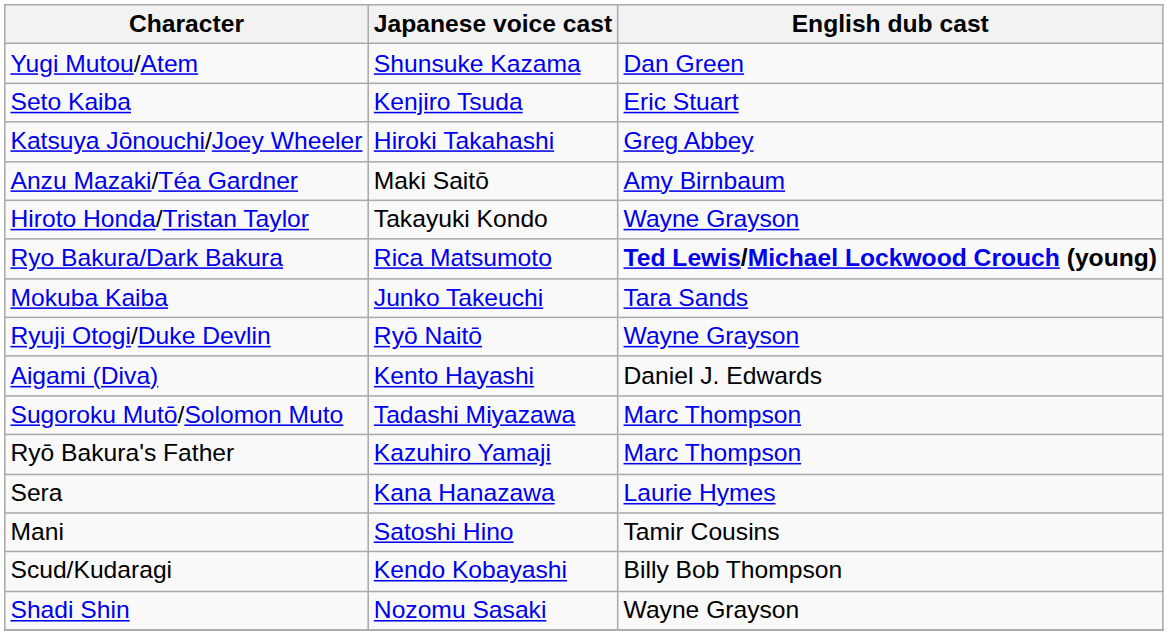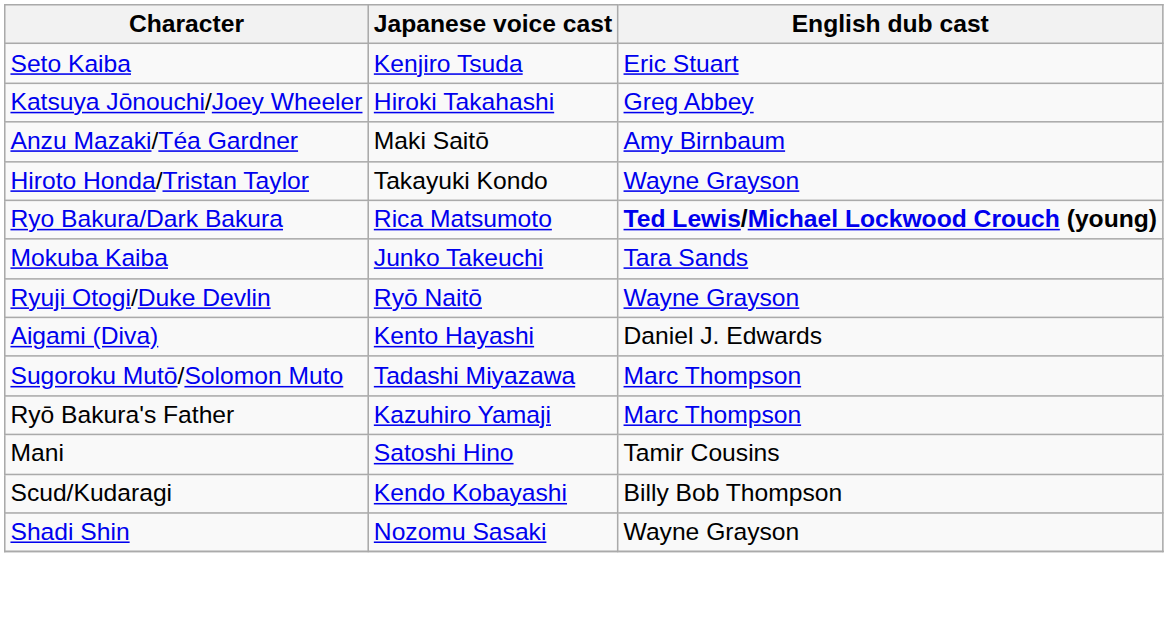- row: (104, 63)
- row: (36, 492)
